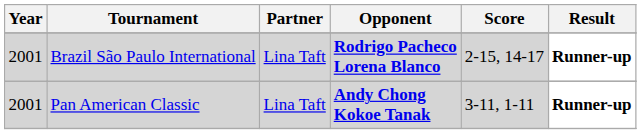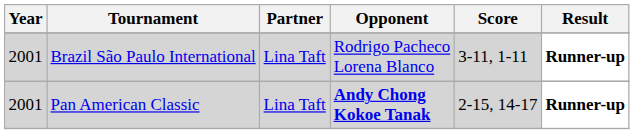(395, 56) bold -> (392, 56) normal
(504, 56) 2-15, 14-17 -> (493, 56) 3-11, 1-11
(500, 105) 3-11, 1-11 -> (498, 105) 2-15, 14-17
